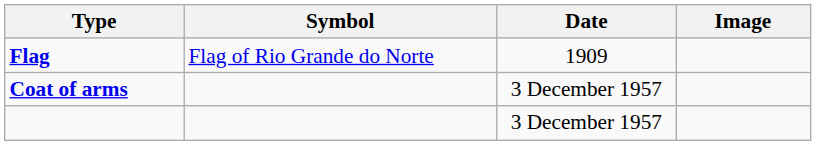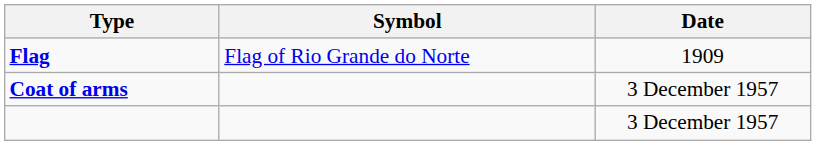- column: (743, 21)
